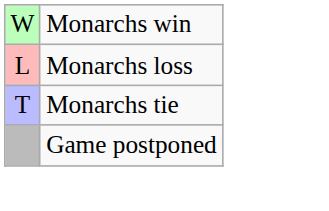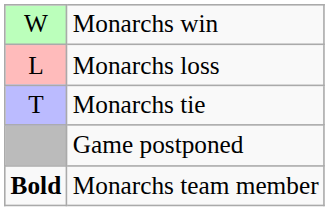+ row: (196, 184)
